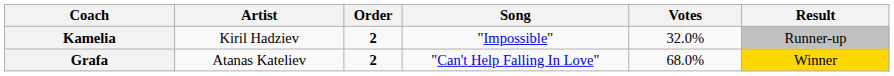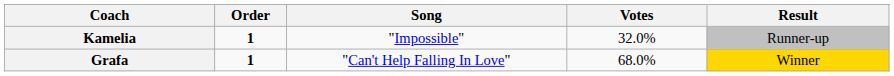- column: (259, 16)
(373, 38) 2 -> (250, 38) 1
(373, 60) 2 -> (250, 60) 1
